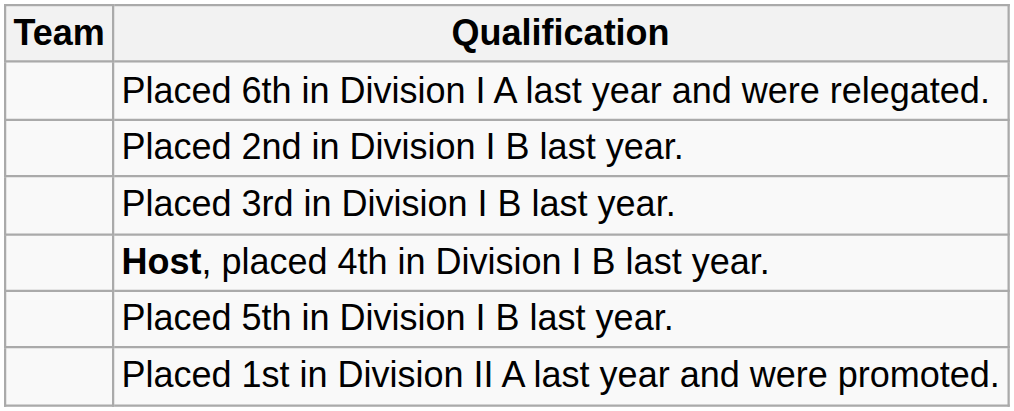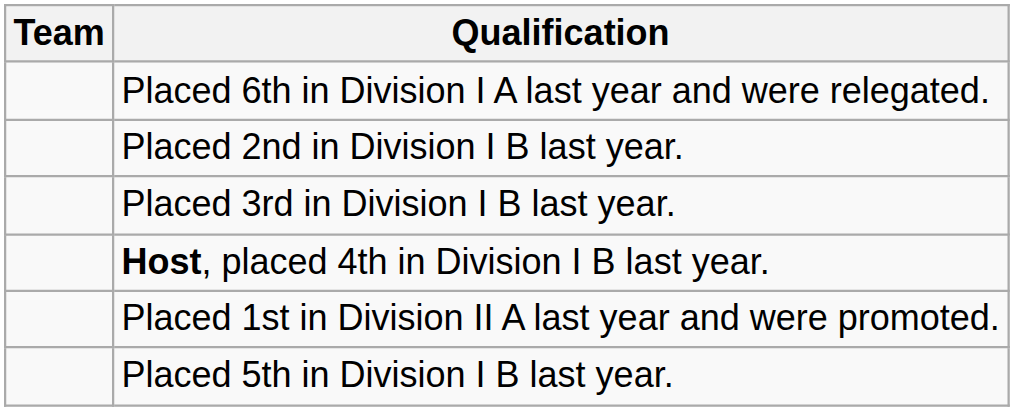rows swapped: (398, 318) <-> (561, 375)
